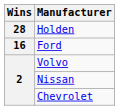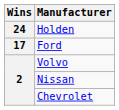(19, 30) 28 -> (19, 30) 24
(19, 47) 16 -> (19, 47) 17
